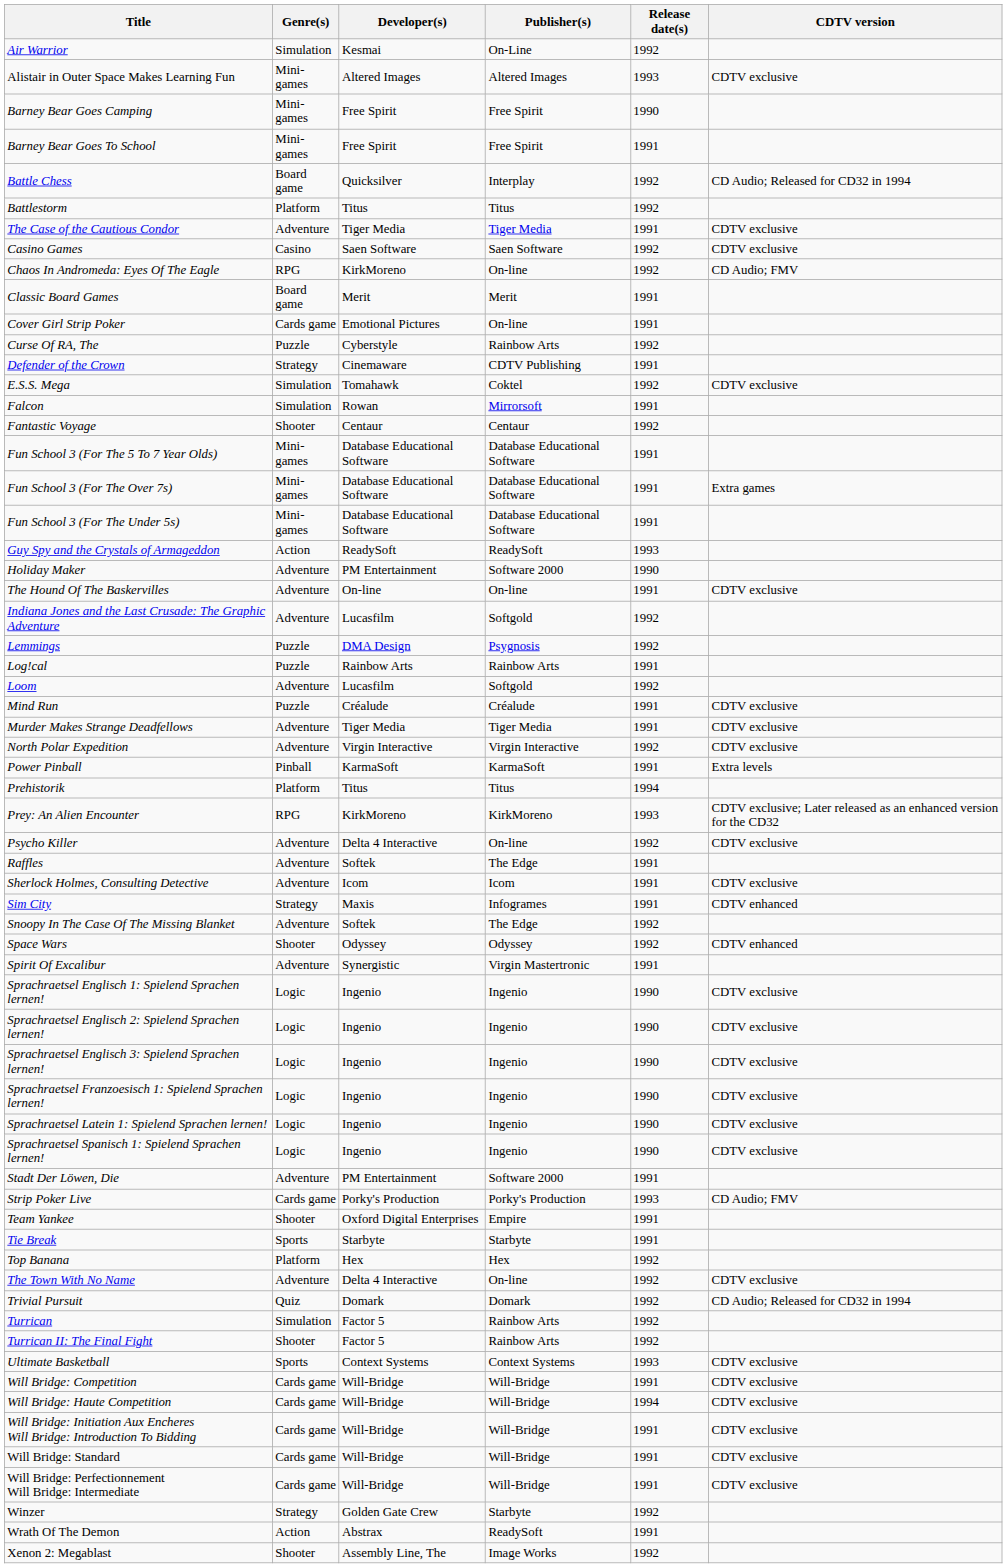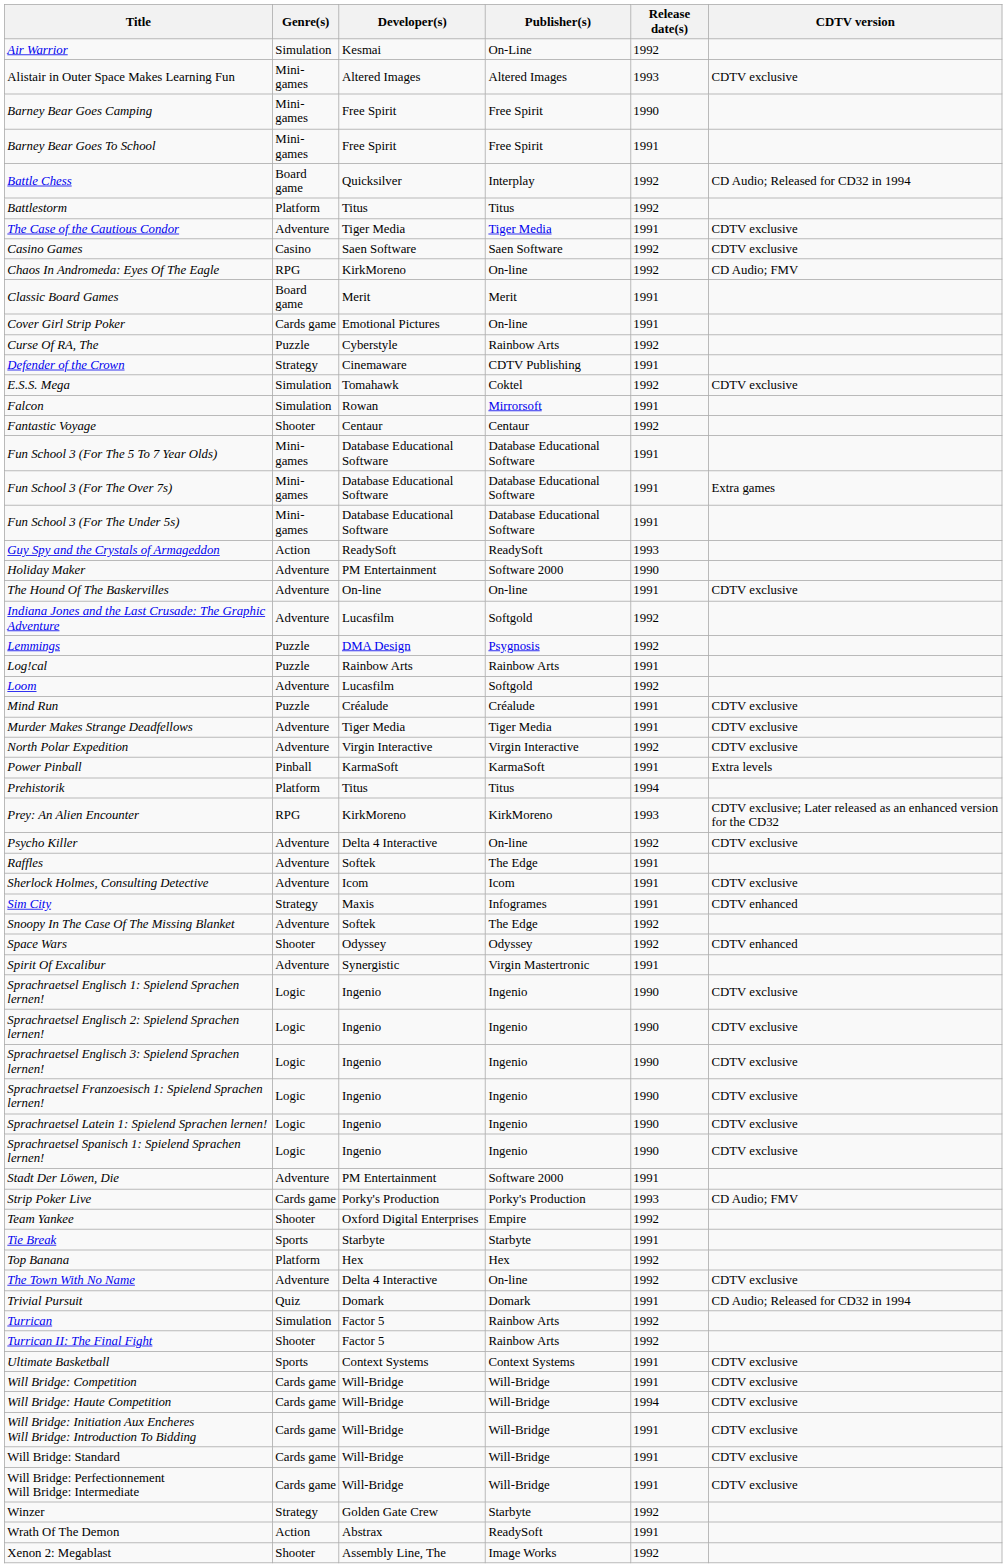(646, 1219) 1991 -> (646, 1219) 1992
(646, 1300) 1992 -> (646, 1300) 1991
(646, 1361) 1993 -> (646, 1361) 1991
